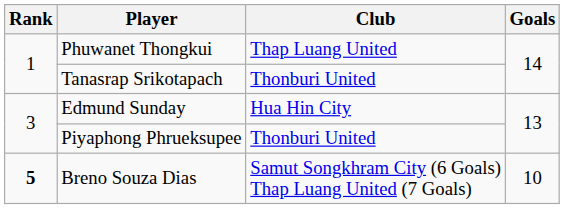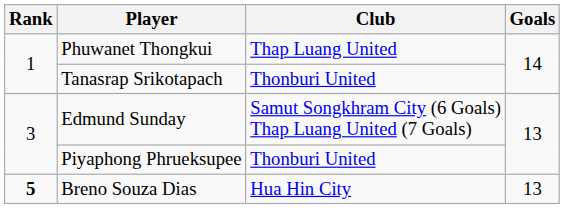(301, 108) Hua Hin City -> (376, 118) Samut Songkhram City (6 Goals) Thap Luang United (7 Goals)
(376, 178) Samut Songkhram City (6 Goals) Thap Luang United (7 Goals) -> (301, 188) Hua Hin City
(532, 178) 10 -> (532, 188) 13
